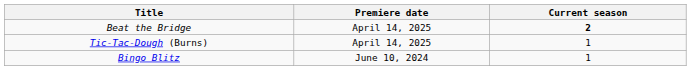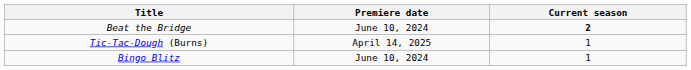(392, 27) April 14, 2025 -> (392, 27) June 10, 2024
